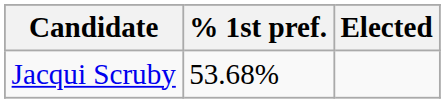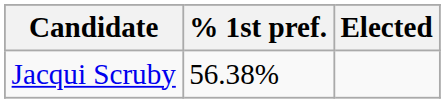(234, 73) 53.68% -> (234, 73) 56.38%
